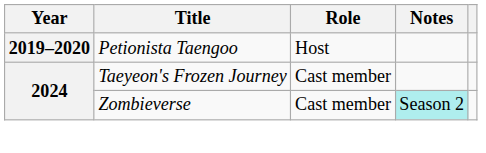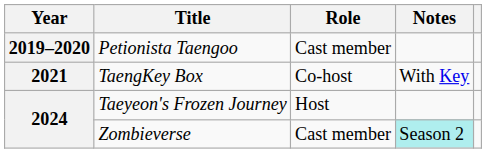(312, 47) Host -> (343, 47) Cast member
+ row: (151, 76)
(343, 76) Cast member -> (312, 104) Host
